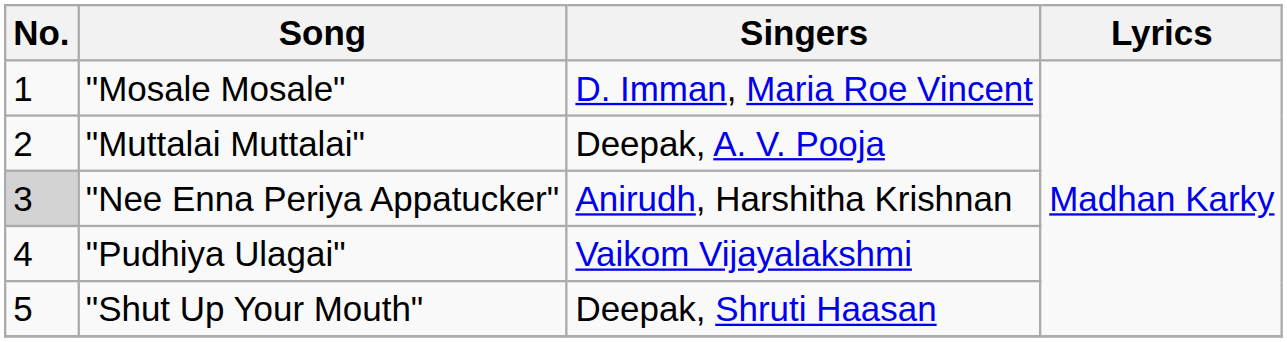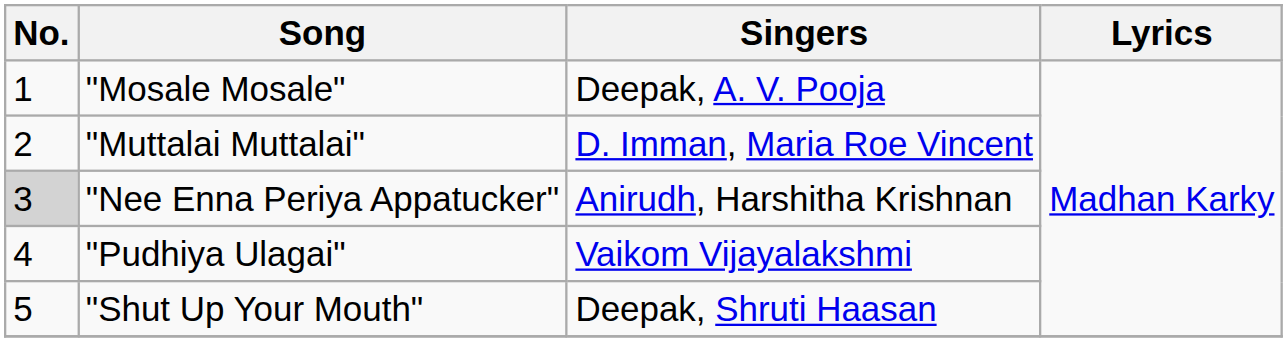(804, 88) D. Imman, Maria Roe Vincent -> (730, 88) Deepak, A. V. Pooja
(730, 144) Deepak, A. V. Pooja -> (804, 144) D. Imman, Maria Roe Vincent
